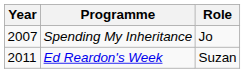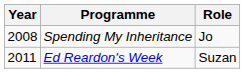(22, 36) 2007 -> (22, 36) 2008
